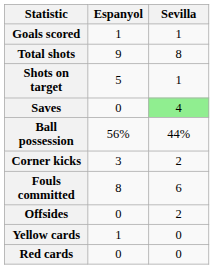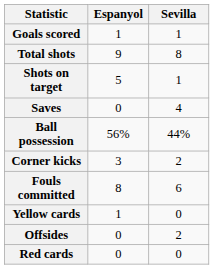(179, 107) lightgreen background -> (179, 107) no background
rows swapped: (46, 214) <-> (46, 234)
